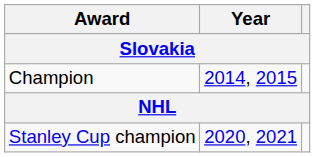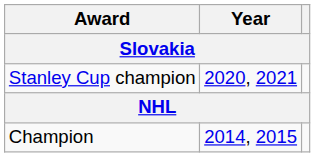rows swapped: (51, 78) <-> (102, 136)
